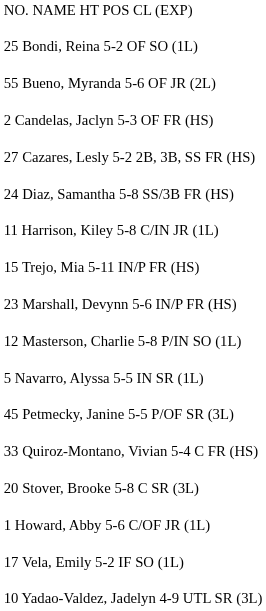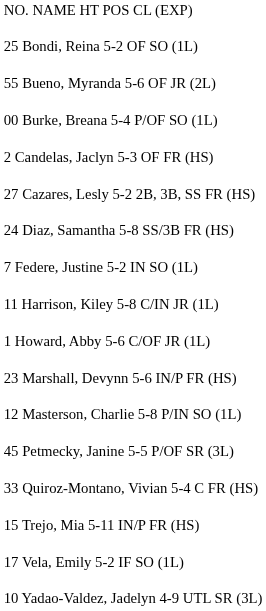+ row: (111, 120)
+ row: (101, 267)
rows swapped: (107, 525) <-> (102, 267)
- row: (104, 378)
- row: (101, 488)
